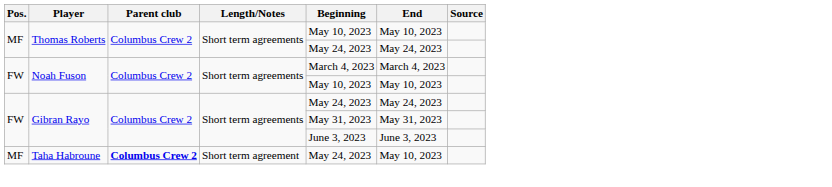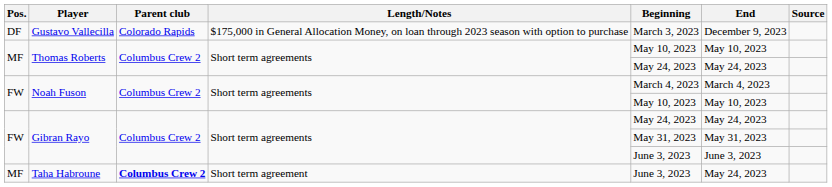+ row: (14, 31)
(340, 155) May 24, 2023 -> (662, 173) June 3, 2023
(411, 155) May 10, 2023 -> (735, 173) May 24, 2023
